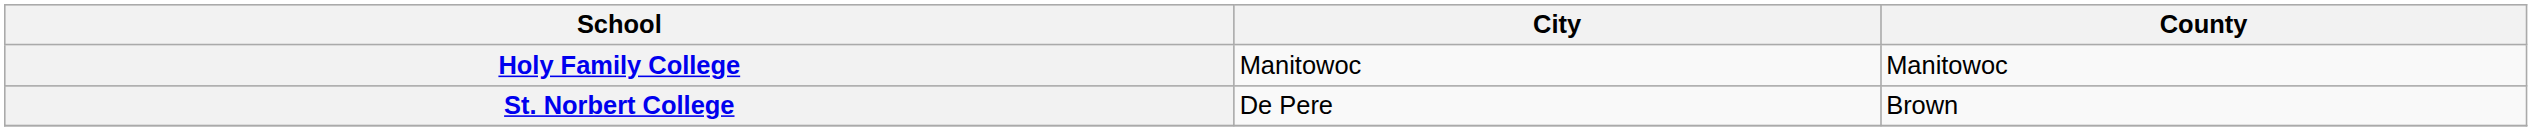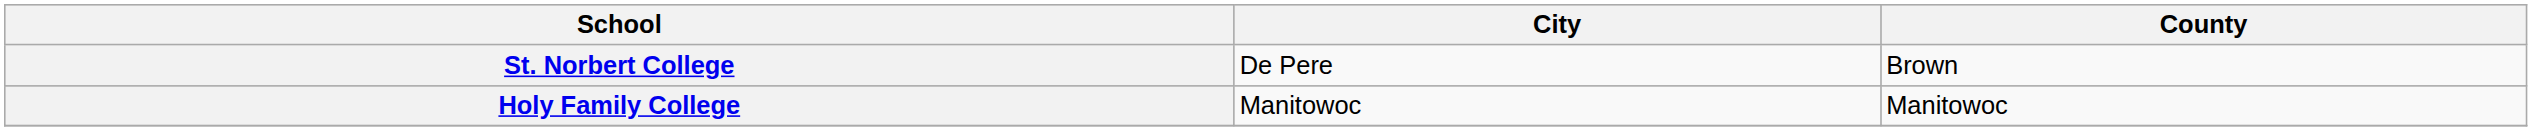rows swapped: (619, 65) <-> (619, 105)
